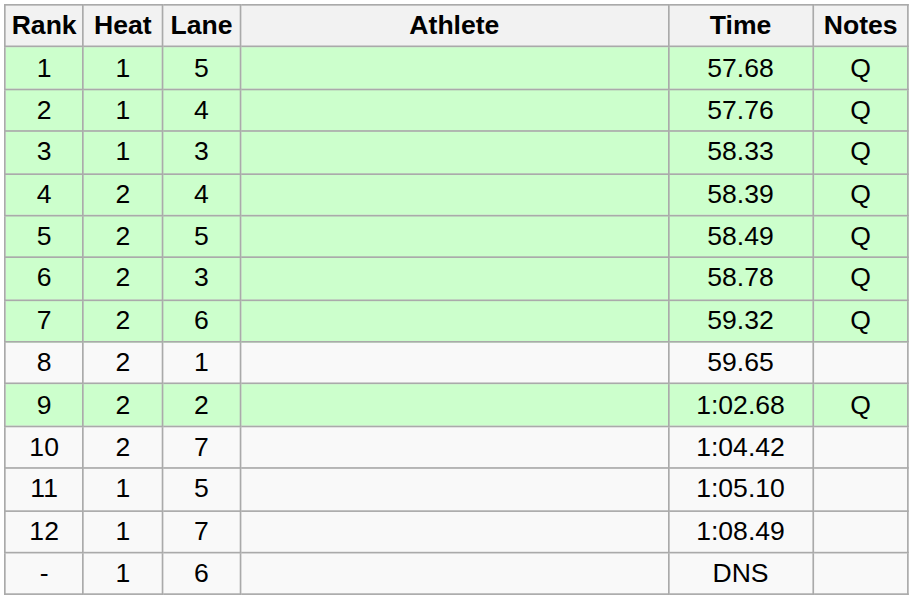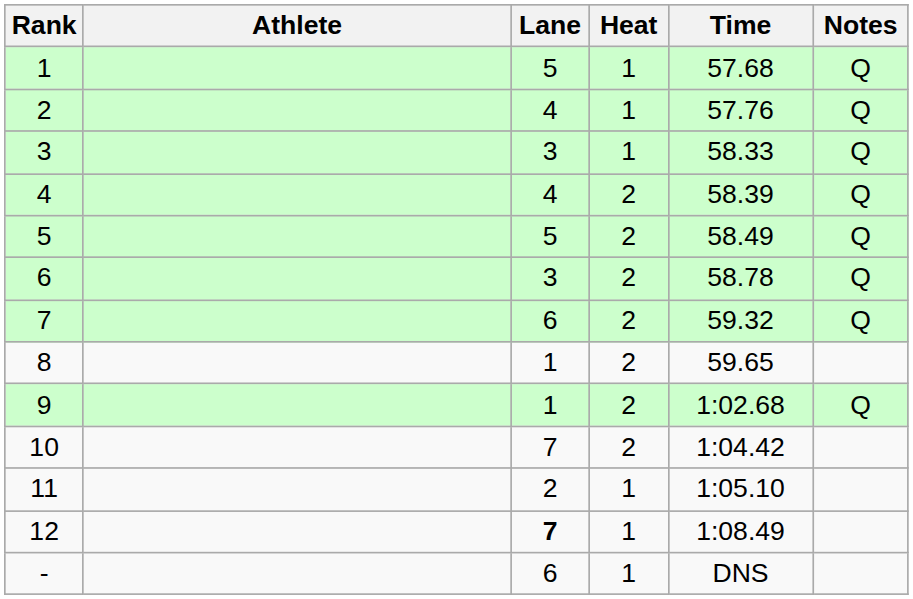columns swapped: (123, 25) <-> (454, 25)
(201, 404) 2 -> (550, 404) 1
(201, 488) 5 -> (550, 488) 2
(201, 531) normal -> (550, 531) bold
